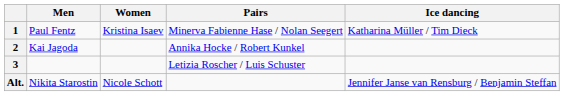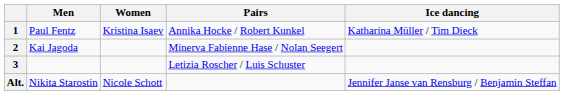(256, 30) Minerva Fabienne Hase / Nolan Seegert -> (236, 30) Annika Hocke / Robert Kunkel
(236, 47) Annika Hocke / Robert Kunkel -> (256, 47) Minerva Fabienne Hase / Nolan Seegert
